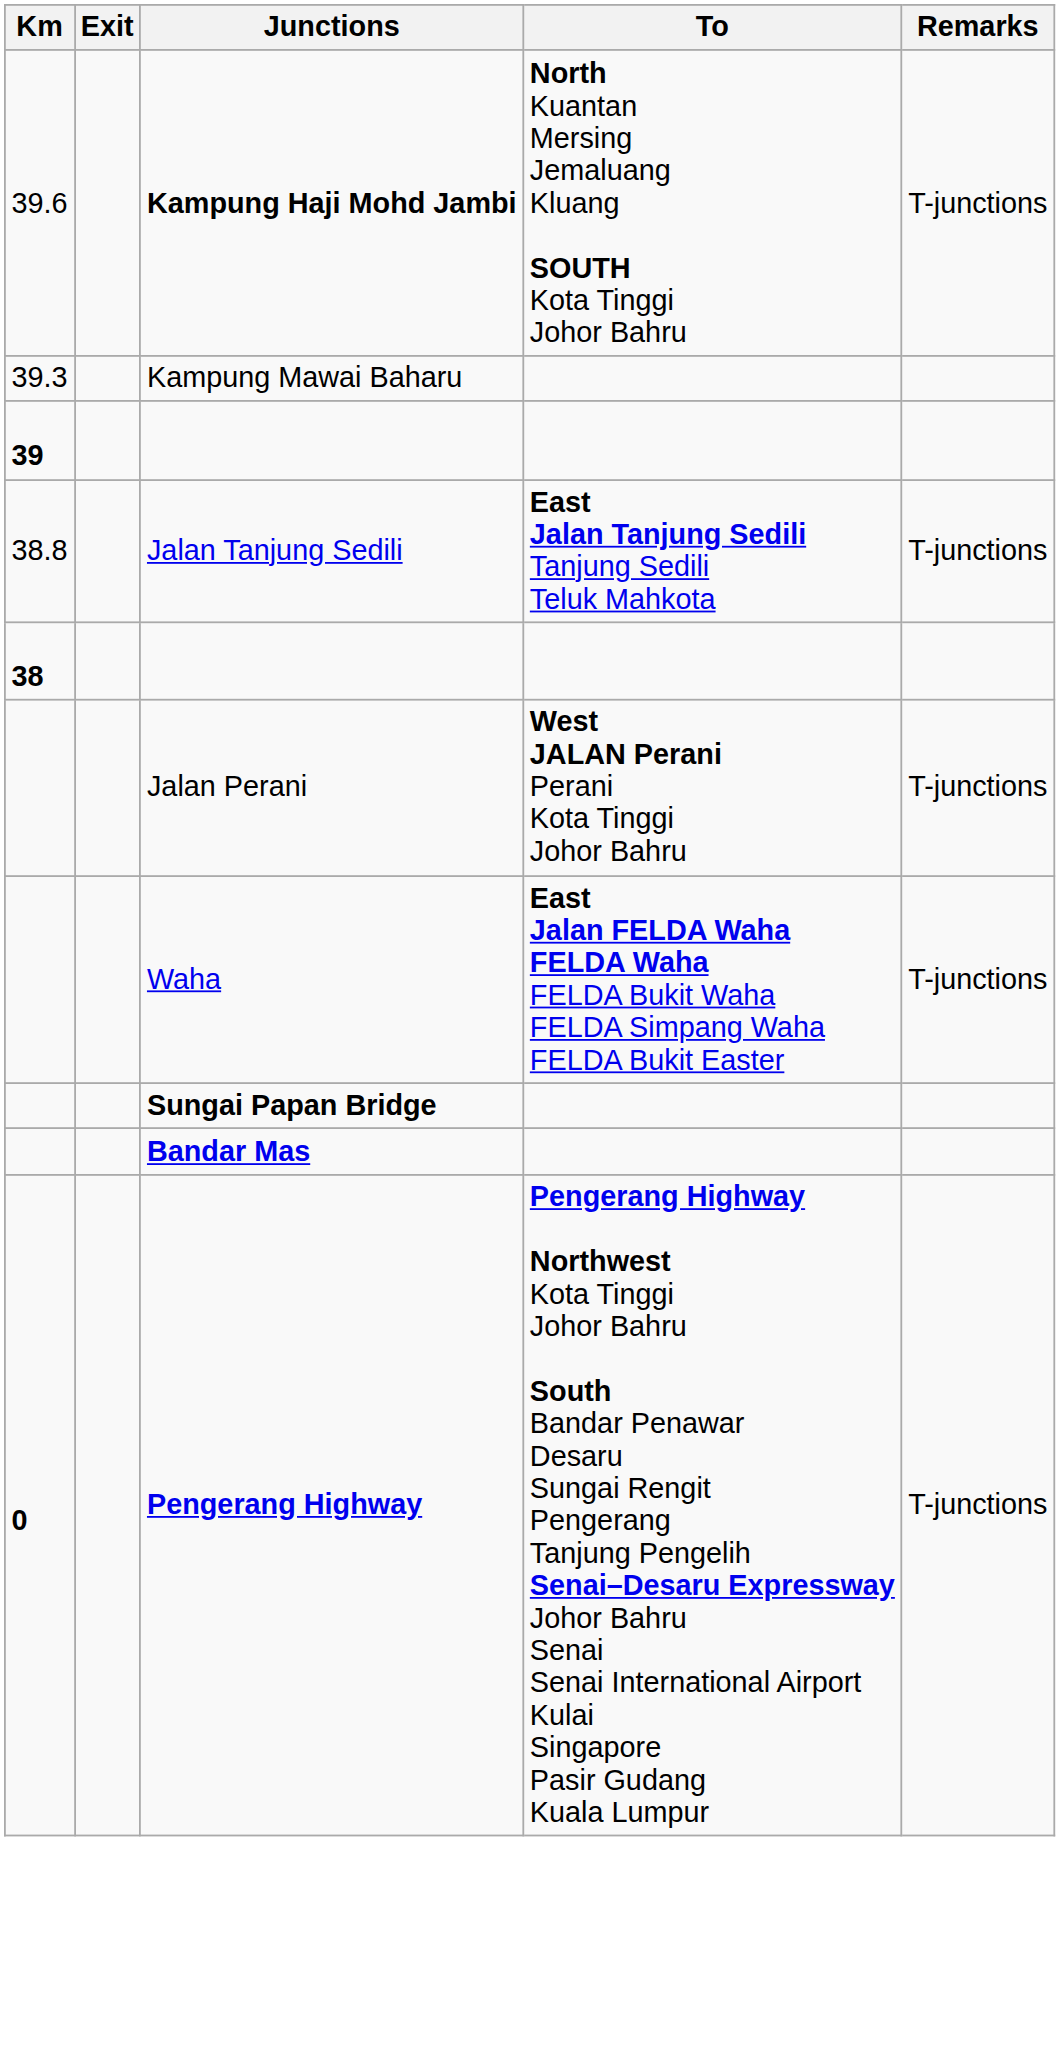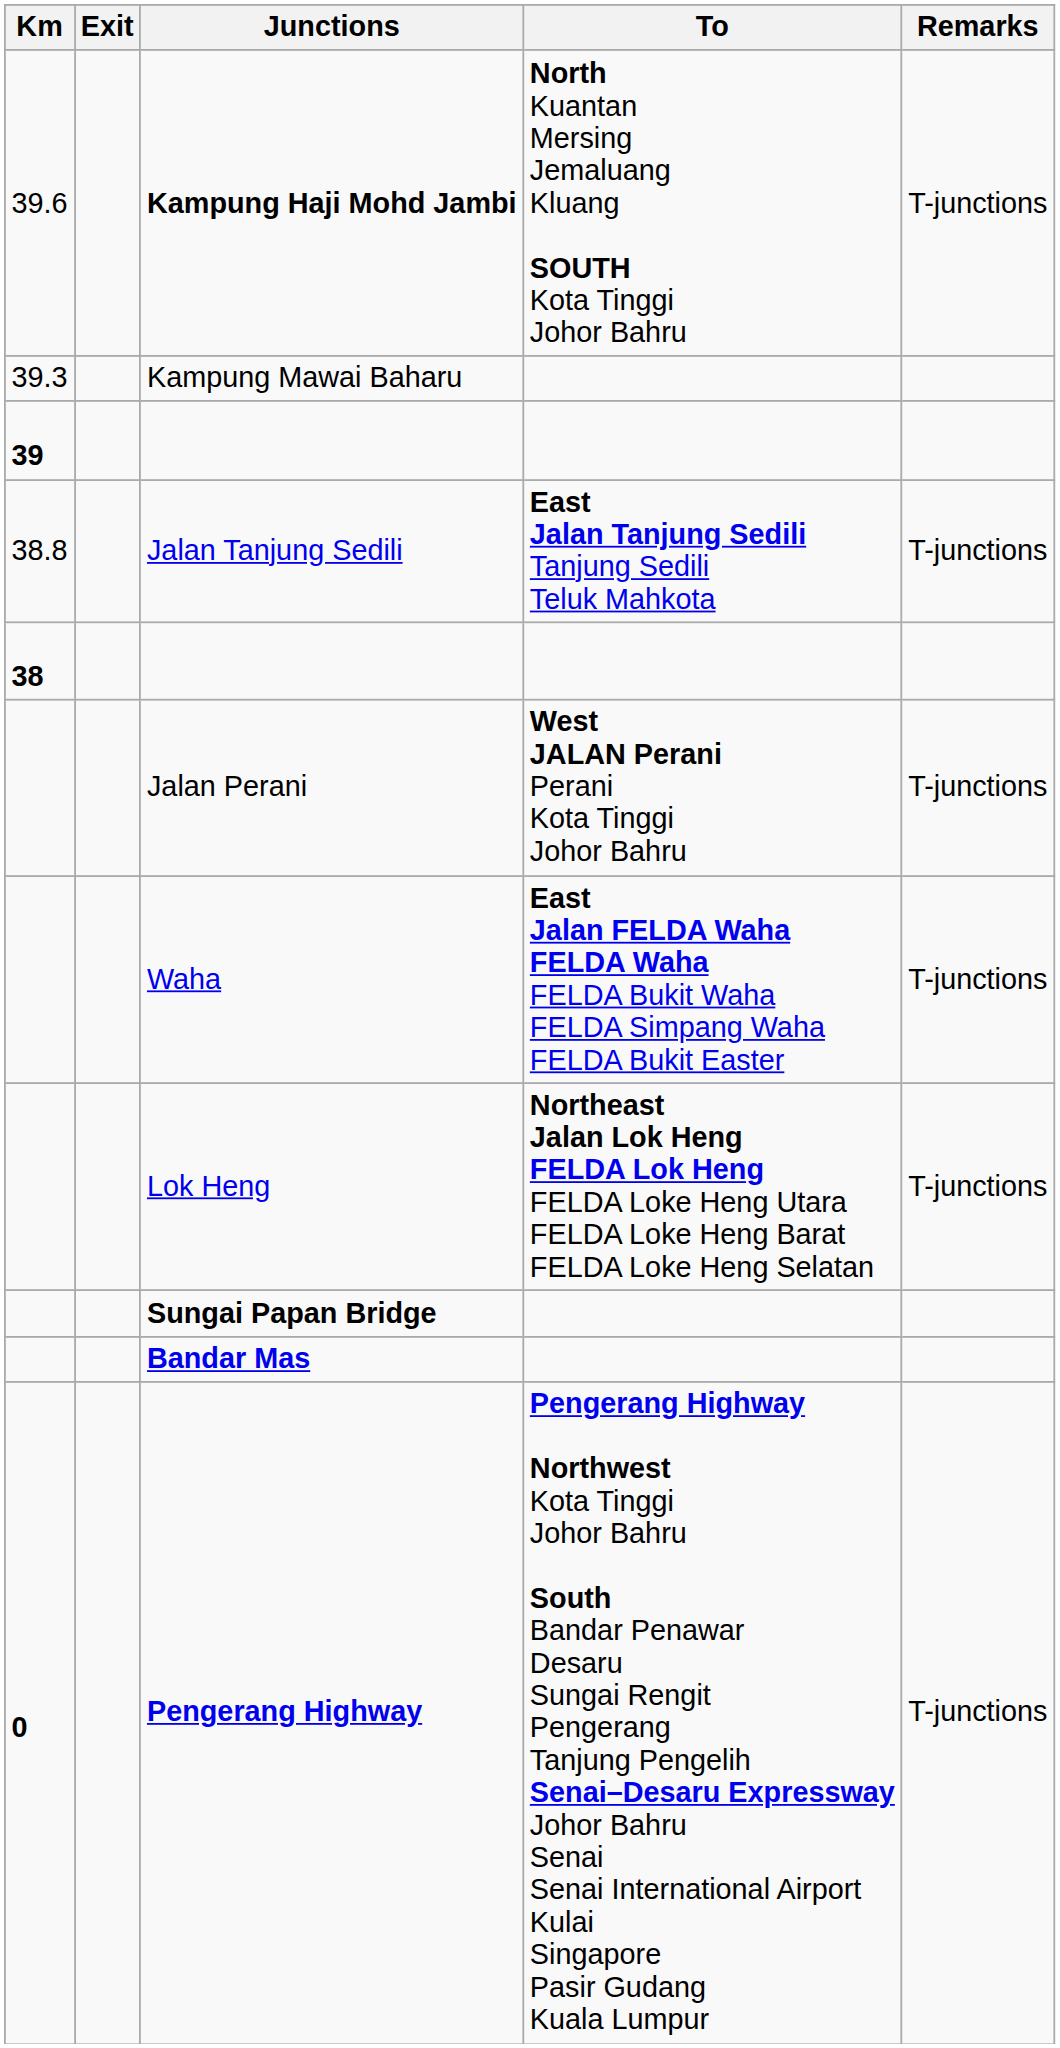+ row: (40, 1187)
